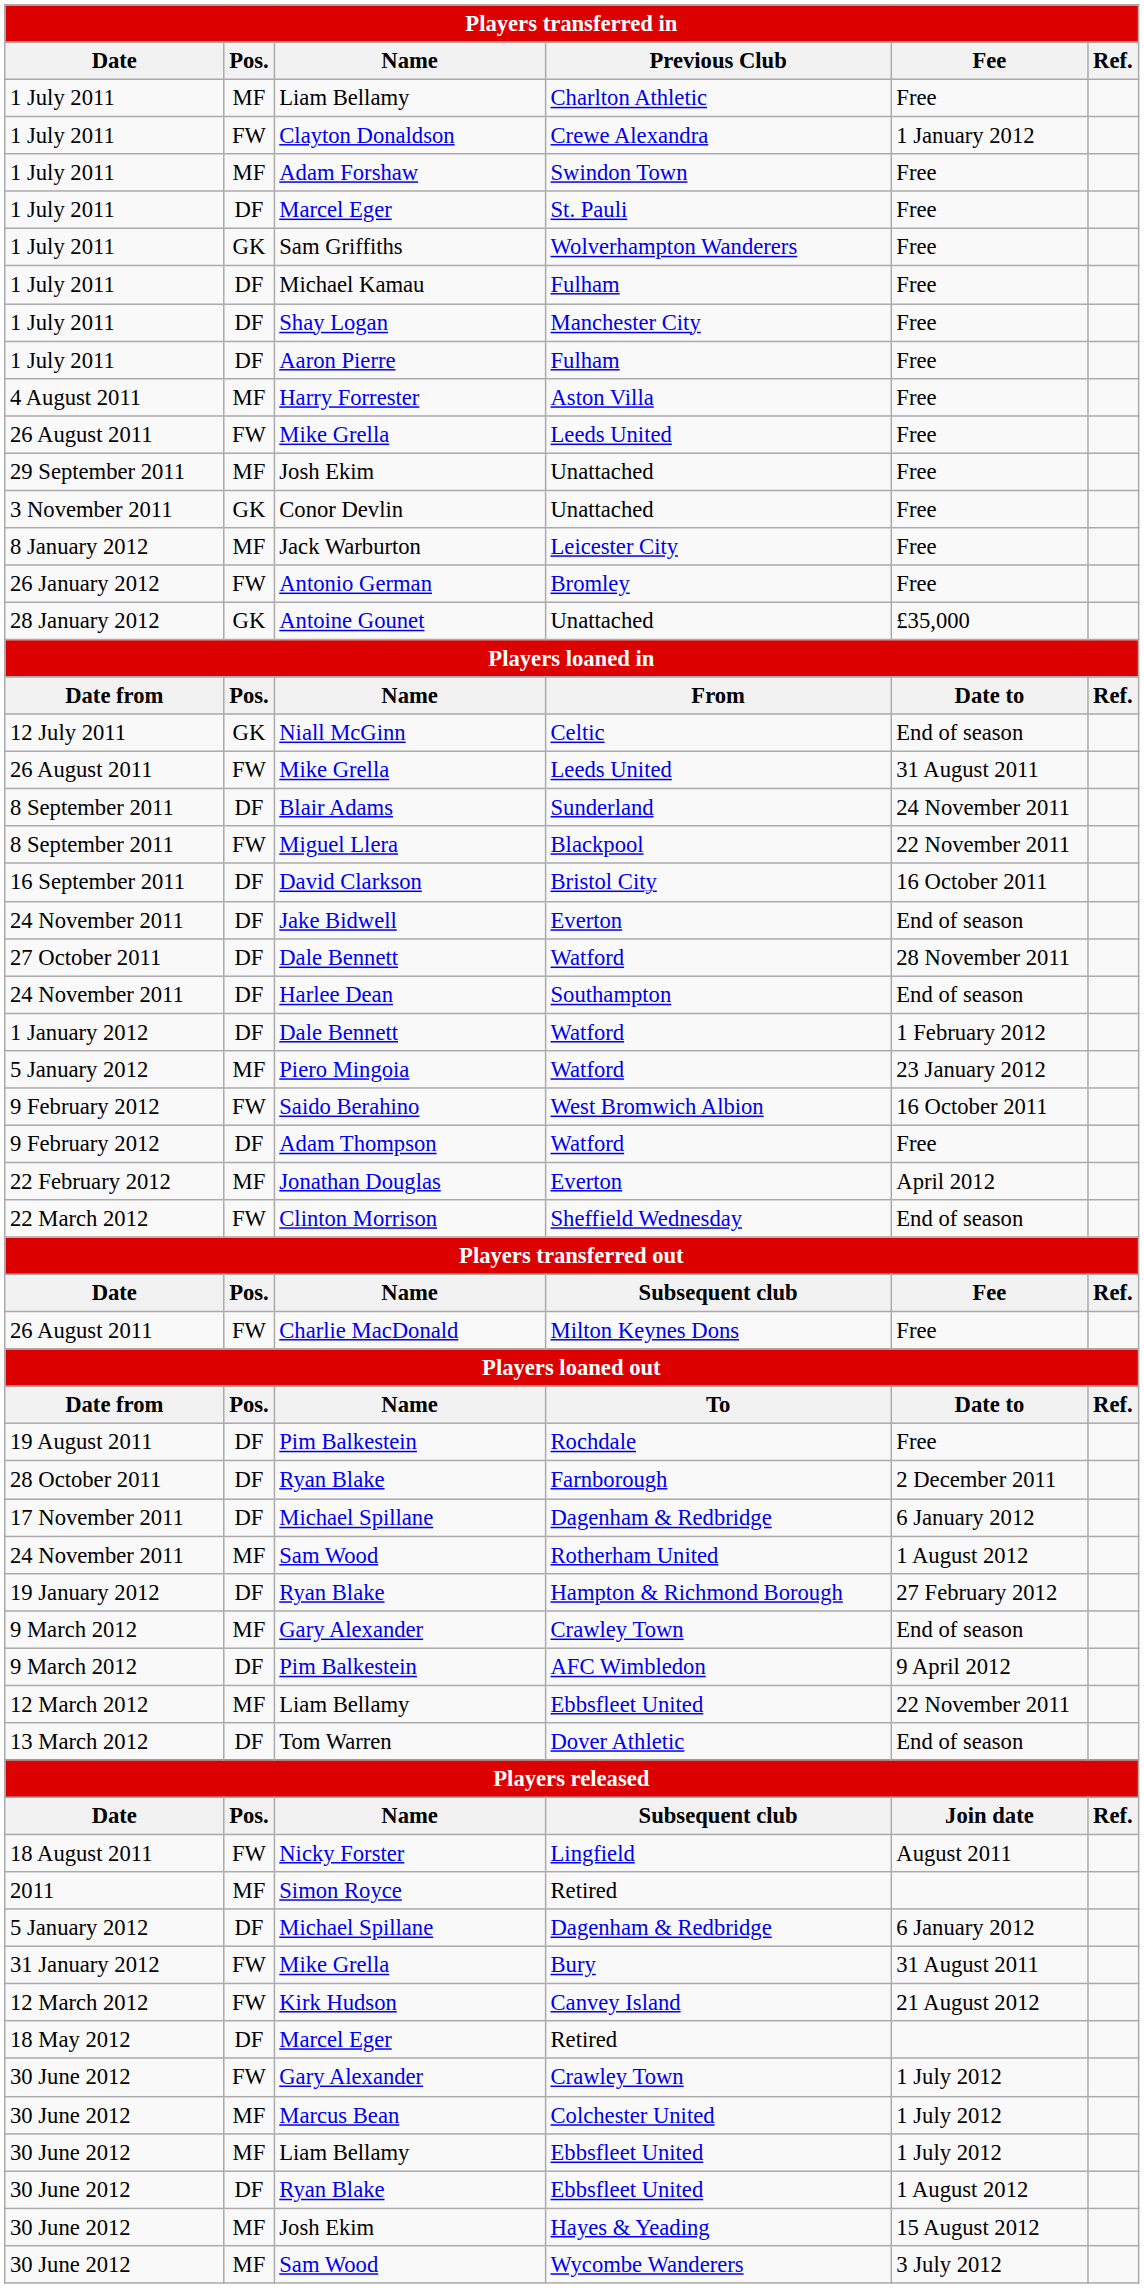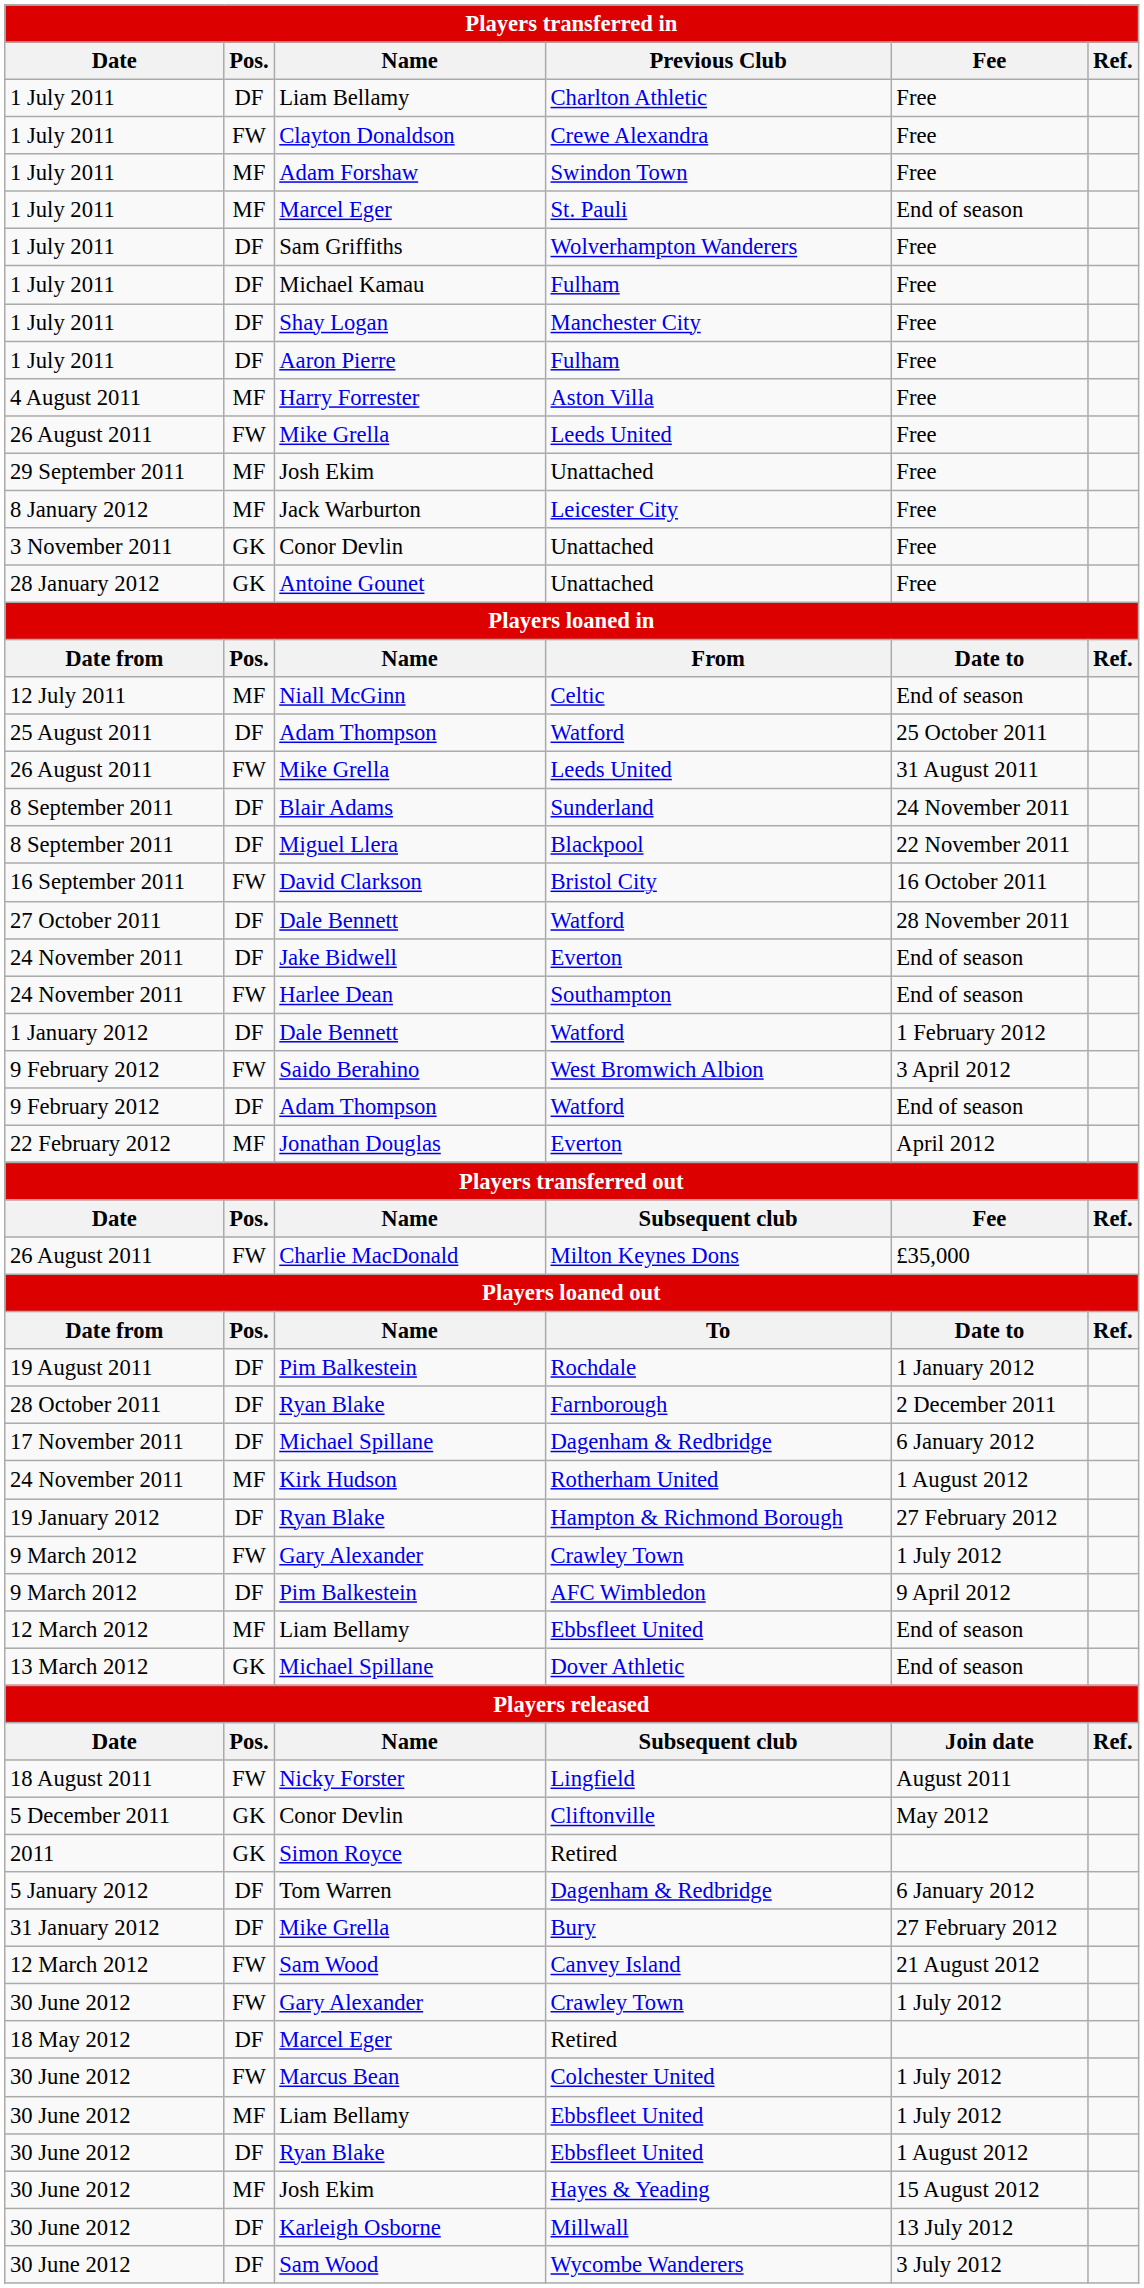(249, 98) MF -> (249, 98) DF
(965, 135) 1 January 2012 -> (916, 135) Free
(249, 210) DF -> (249, 210) MF
(916, 210) Free -> (960, 210) End of season
(249, 247) GK -> (249, 247) DF
rows swapped: (91, 508) <-> (79, 546)
- row: (85, 583)
(933, 620) £35,000 -> (916, 583) Free
(249, 732) GK -> (249, 695) MF
+ row: (81, 732)
(249, 844) FW -> (249, 844) DF
(249, 882) DF -> (249, 882) FW
rows swapped: (86, 956) <-> (97, 919)
(249, 994) DF -> (249, 994) FW
- row: (79, 1068)
(972, 1106) 16 October 2011 -> (954, 1068) 3 April 2012
(916, 1143) Free -> (960, 1106) End of season
- row: (79, 1218)
(916, 1330) Free -> (933, 1255) £35,000
(916, 1442) Free -> (965, 1367) 1 January 2012
(329, 1554) Sam Wood -> (338, 1479) Kirk Hudson
(249, 1629) MF -> (249, 1554) FW
(960, 1629) End of season -> (949, 1554) 1 July 2012
(983, 1703) 22 November 2011 -> (960, 1629) End of season
(249, 1741) DF -> (249, 1666) GK
(335, 1741) Tom Warren -> (356, 1666) Michael Spillane
+ row: (90, 1815)
(249, 1890) MF -> (249, 1853) GK
(356, 1927) Michael Spillane -> (335, 1890) Tom Warren
(249, 1965) FW -> (249, 1927) DF
(968, 1965) 31 August 2011 -> (977, 1927) 27 February 2012
(338, 2002) Kirk Hudson -> (329, 1965) Sam Wood
rows swapped: (70, 2039) <-> (70, 2077)
(249, 2114) MF -> (249, 2077) FW
+ row: (70, 2226)
(249, 2263) MF -> (249, 2263) DF
